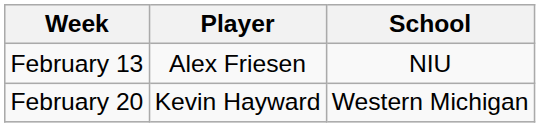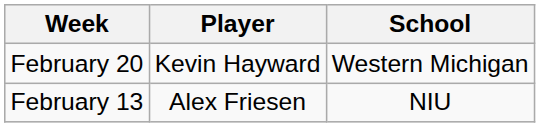rows swapped: (77, 63) <-> (77, 102)
